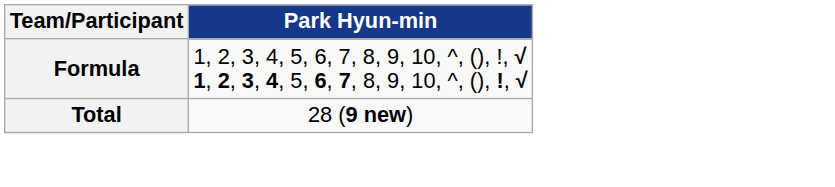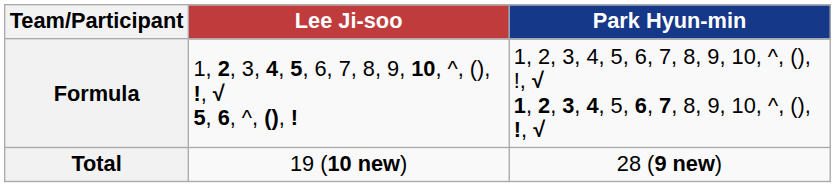+ column: (349, 21)
